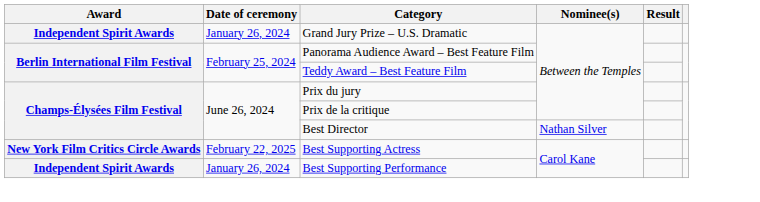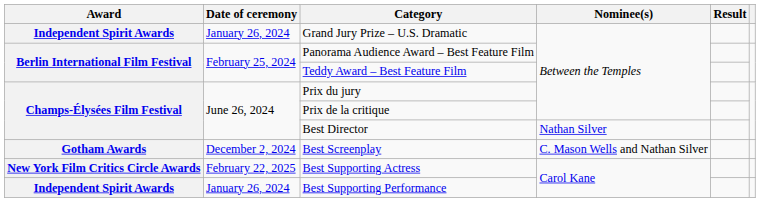+ row: (342, 149)
